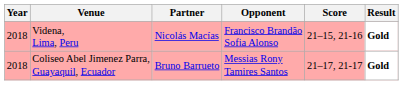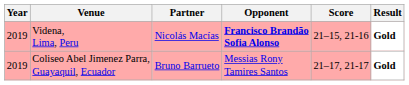(17, 36) 2018 -> (17, 36) 2019
(263, 36) normal -> (266, 36) bold
(17, 66) 2018 -> (17, 66) 2019
